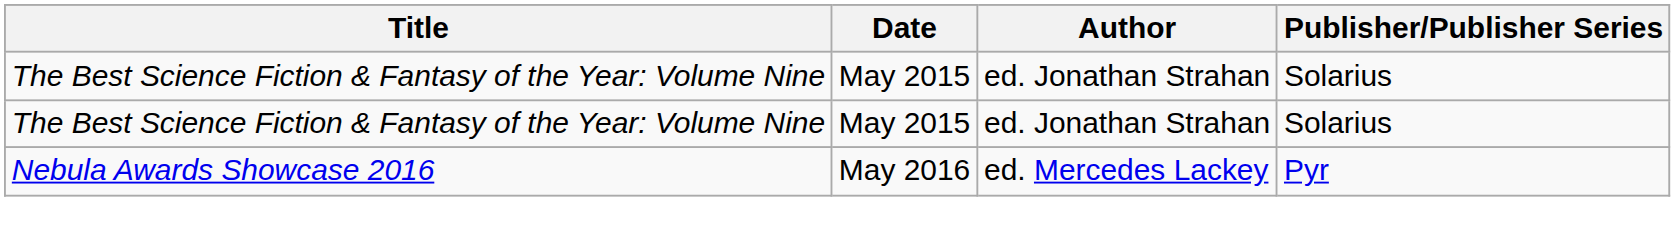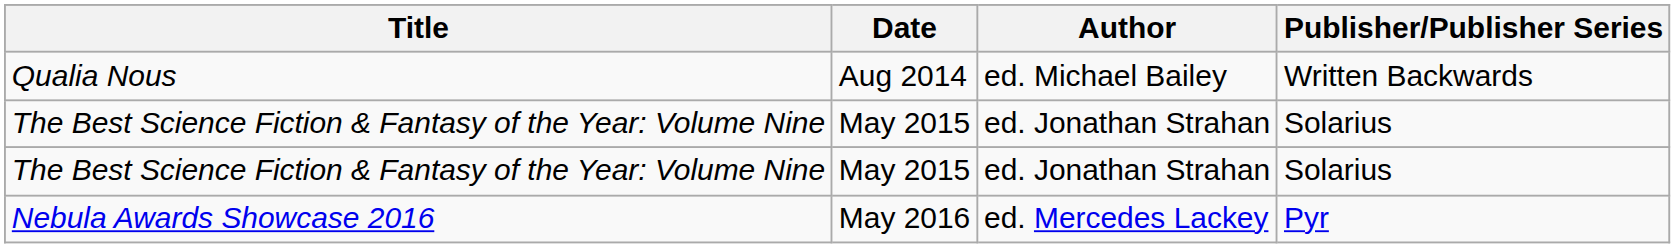+ row: (94, 75)
